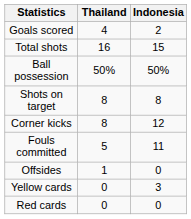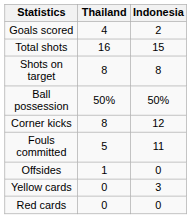rows swapped: (41, 100) <-> (41, 71)
